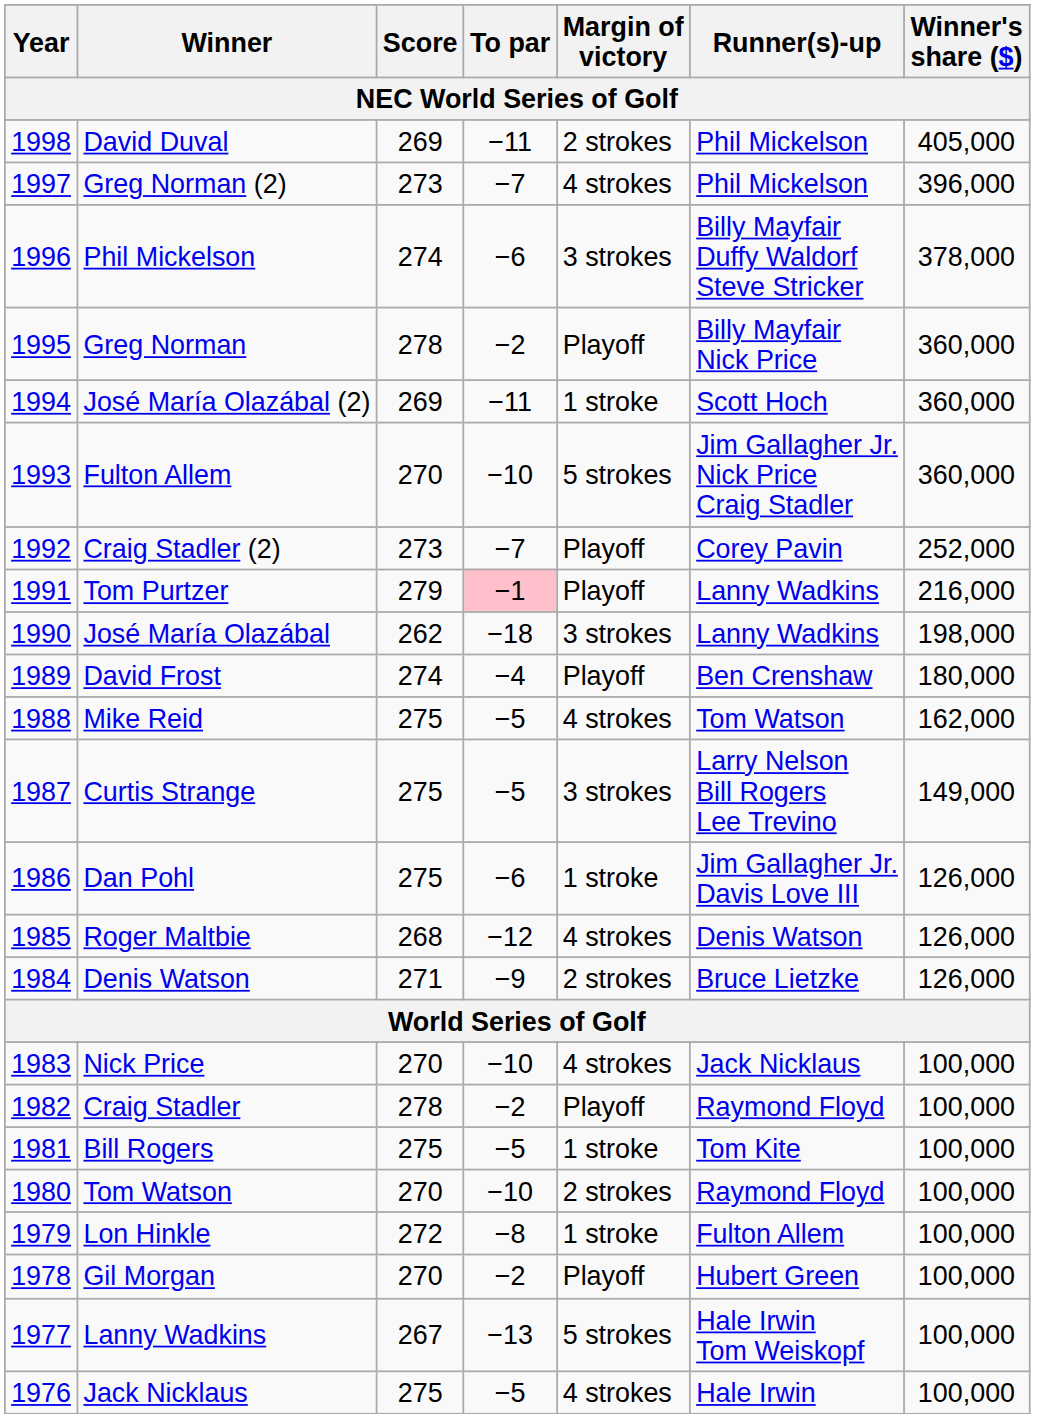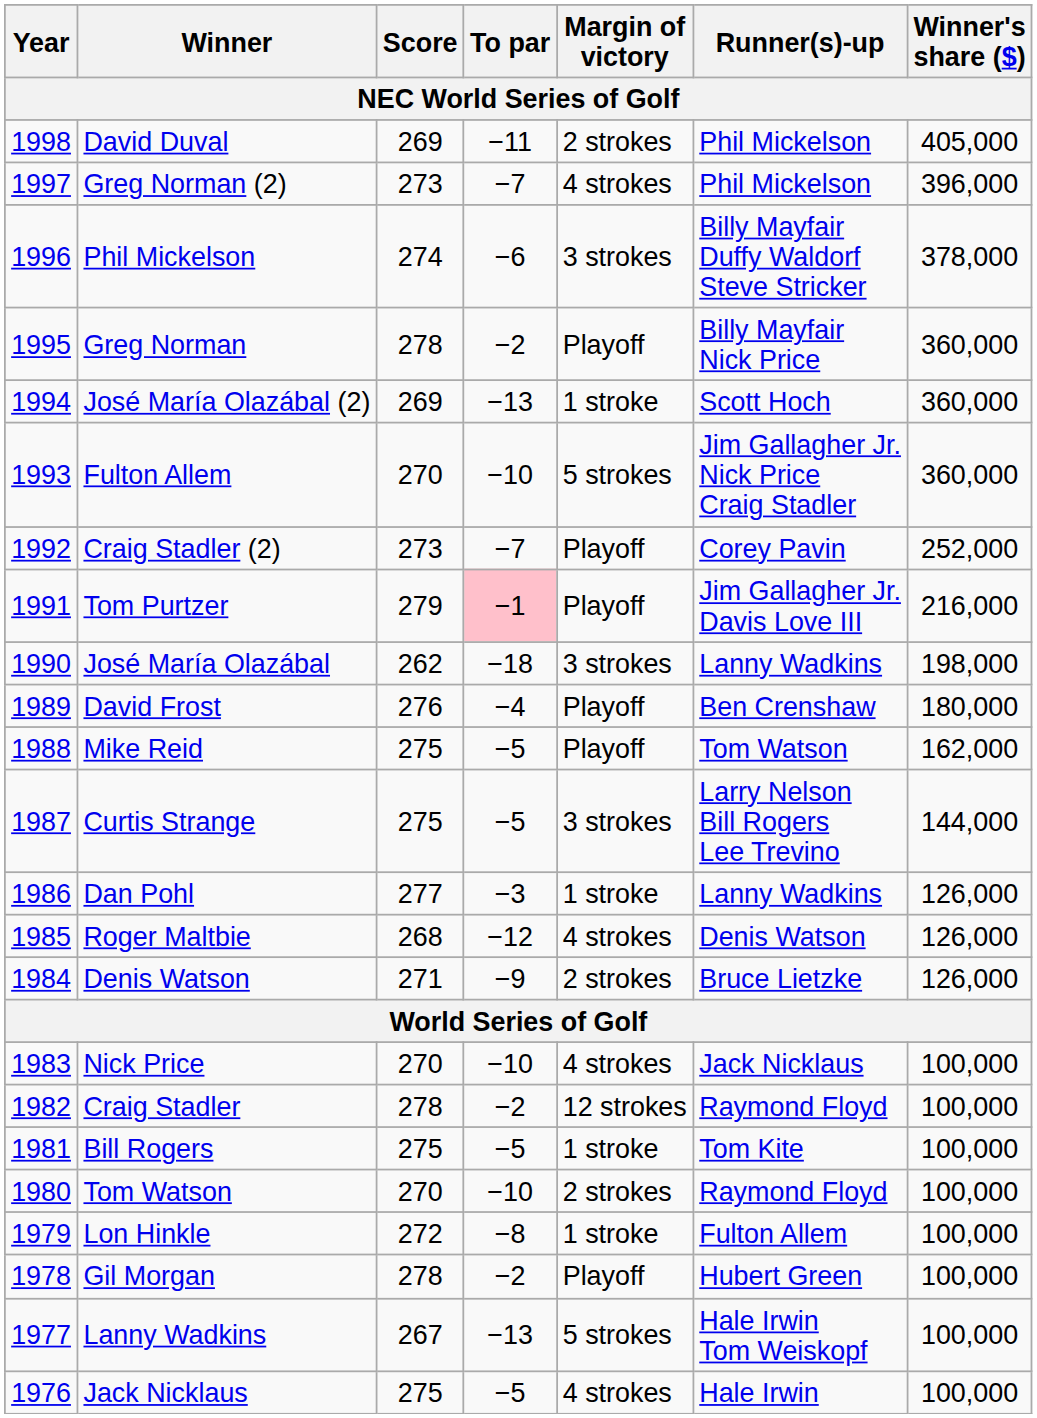(510, 402) −11 -> (510, 402) −13
(788, 590) Lanny Wadkins -> (800, 605) Jim Gallagher Jr. Davis Love III
(420, 675) 274 -> (420, 705) 276
(617, 718) 4 strokes -> (604, 748) Playoff
(966, 791) 149,000 -> (970, 821) 144,000
(420, 878) 275 -> (420, 893) 277
(510, 878) −6 -> (510, 893) −3
(797, 878) Jim Gallagher Jr. Davis Love III -> (791, 893) Lanny Wadkins
(604, 1106) Playoff -> (625, 1106) 12 strokes
(420, 1277) 270 -> (420, 1277) 278
